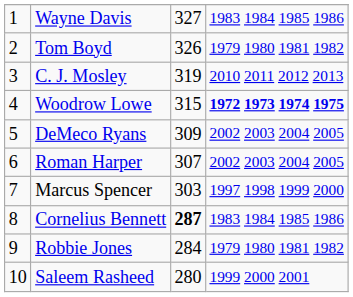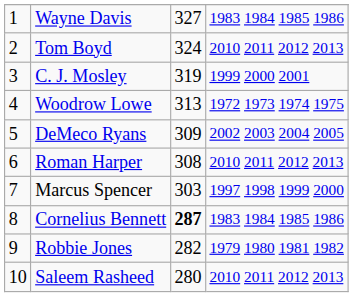(188, 47) 326 -> (188, 47) 324
(277, 47) 1979 1980 1981 1982 -> (276, 47) 2010 2011 2012 2013
(276, 76) 2010 2011 2012 2013 -> (259, 76) 1999 2000 2001
(188, 104) 315 -> (188, 104) 313
(277, 104) bold -> (277, 104) normal
(188, 162) 307 -> (188, 162) 308
(277, 162) 2002 2003 2004 2005 -> (276, 162) 2010 2011 2012 2013
(188, 248) 284 -> (188, 248) 282
(259, 276) 1999 2000 2001 -> (276, 276) 2010 2011 2012 2013
